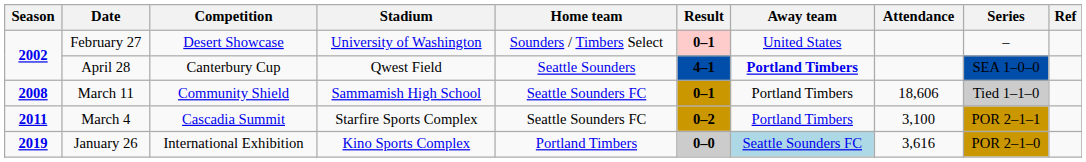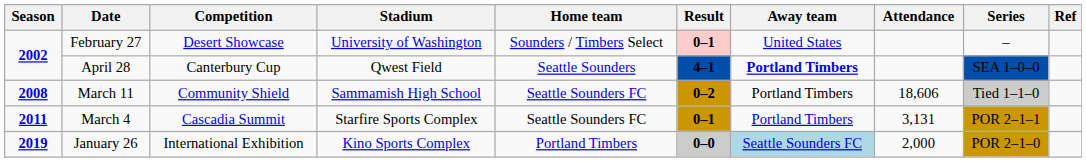(704, 93) 0–1 -> (704, 93) 0–2
(704, 118) 0–2 -> (704, 118) 0–1
(919, 118) 3,100 -> (919, 118) 3,131
(919, 143) 3,616 -> (919, 143) 2,000
